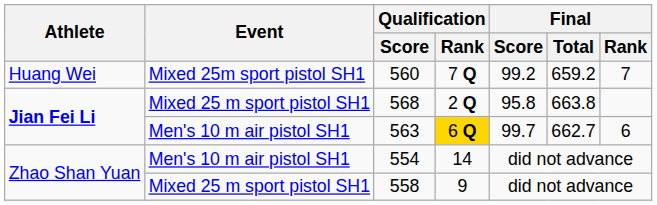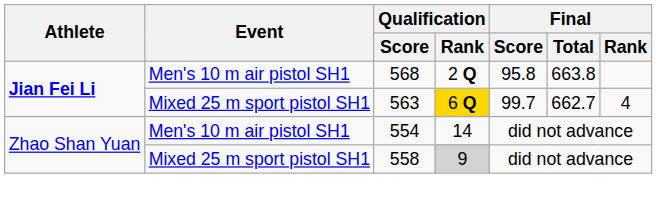- row: (405, 75)
(259, 103) Mixed 25 m sport pistol SH1 -> (249, 75) Men's 10 m air pistol SH1
(249, 131) Men's 10 m air pistol SH1 -> (259, 103) Mixed 25 m sport pistol SH1
(626, 131) 6 -> (626, 103) 4
(462, 187) no background -> (462, 159) lightgrey background
